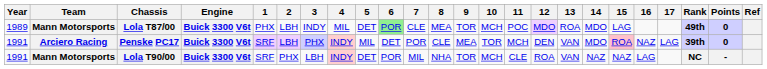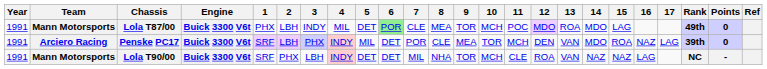(17, 27) 1989 -> (17, 27) 1991
(622, 42) pink background -> (622, 42) no background
(391, 57) POR -> (391, 57) DET
